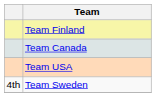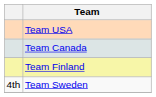rows swapped: (55, 29) <-> (49, 67)
